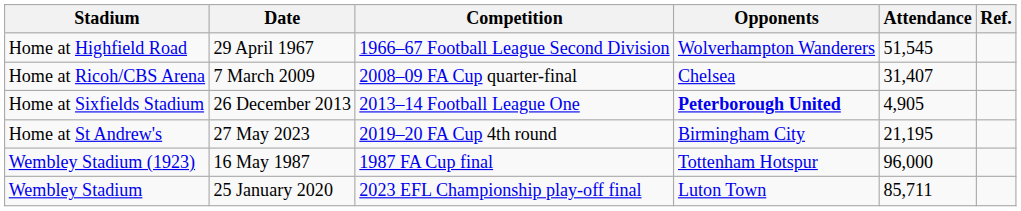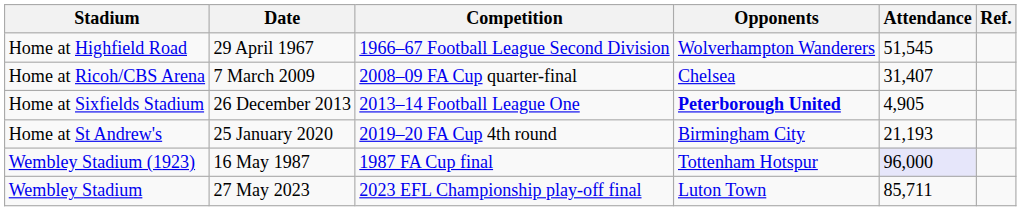(262, 133) 27 May 2023 -> (273, 133) 25 January 2020
(908, 133) 21,195 -> (908, 133) 21,193
(908, 162) no background -> (908, 162) lavender background
(273, 190) 25 January 2020 -> (262, 190) 27 May 2023
